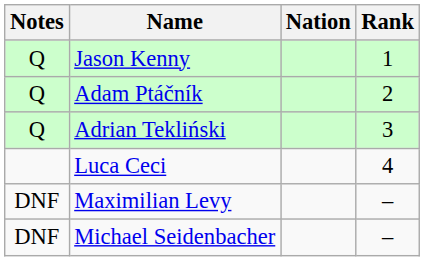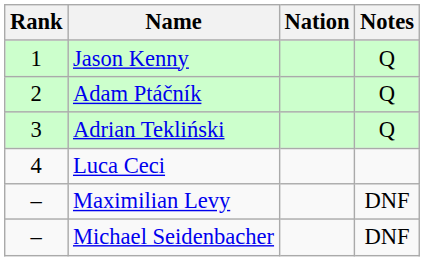columns swapped: (388, 22) <-> (37, 22)
